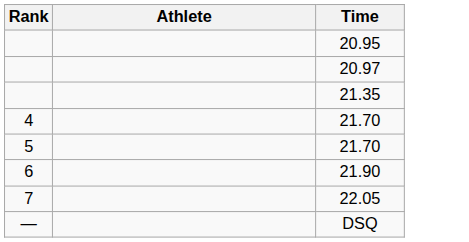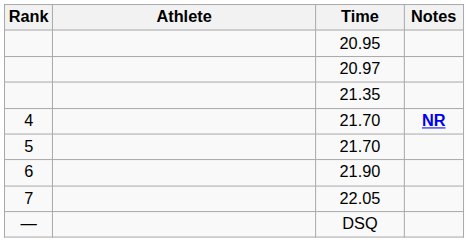+ column: (434, 17)
